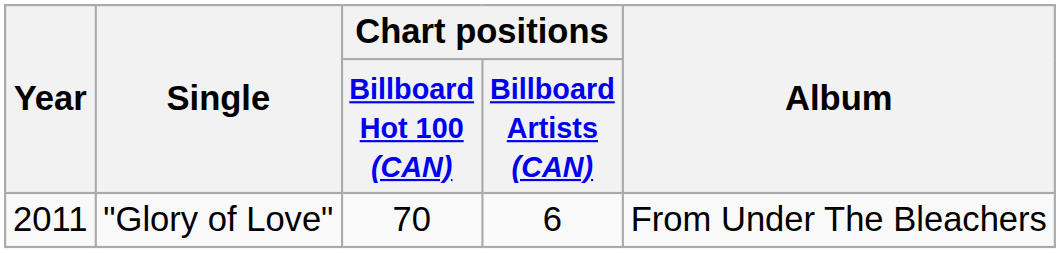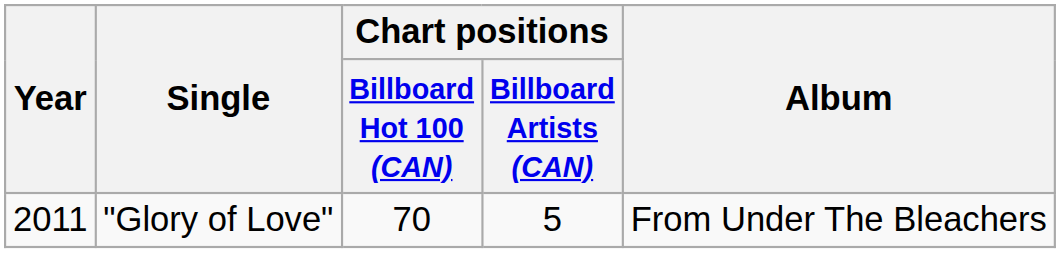(552, 219) 6 -> (552, 219) 5
